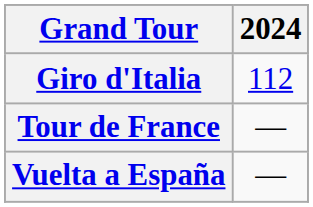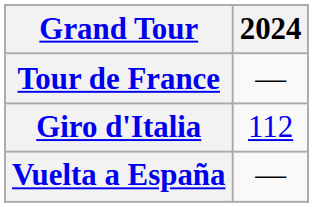rows swapped: (119, 77) <-> (119, 126)
